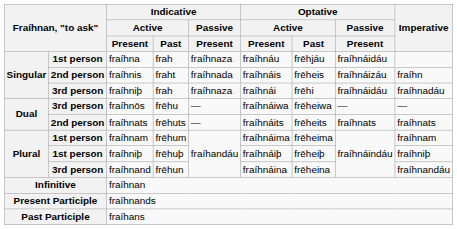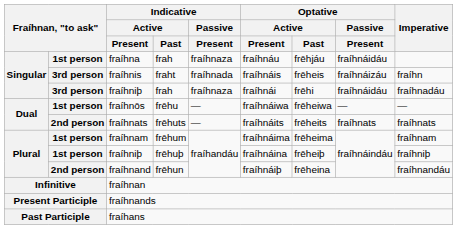(78, 75) 2nd person -> (78, 75) 3rd person
(78, 106) 3rd person -> (78, 106) 1st person
(262, 153) fraíhnáiþ -> (265, 153) fraíhnáina
(78, 169) 3rd person -> (78, 169) 2nd person
(265, 169) fraíhnáina -> (262, 169) fraíhnáiþ
